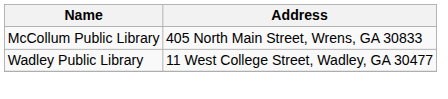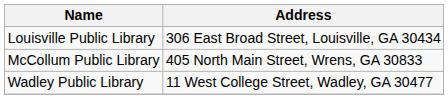+ row: (81, 37)
